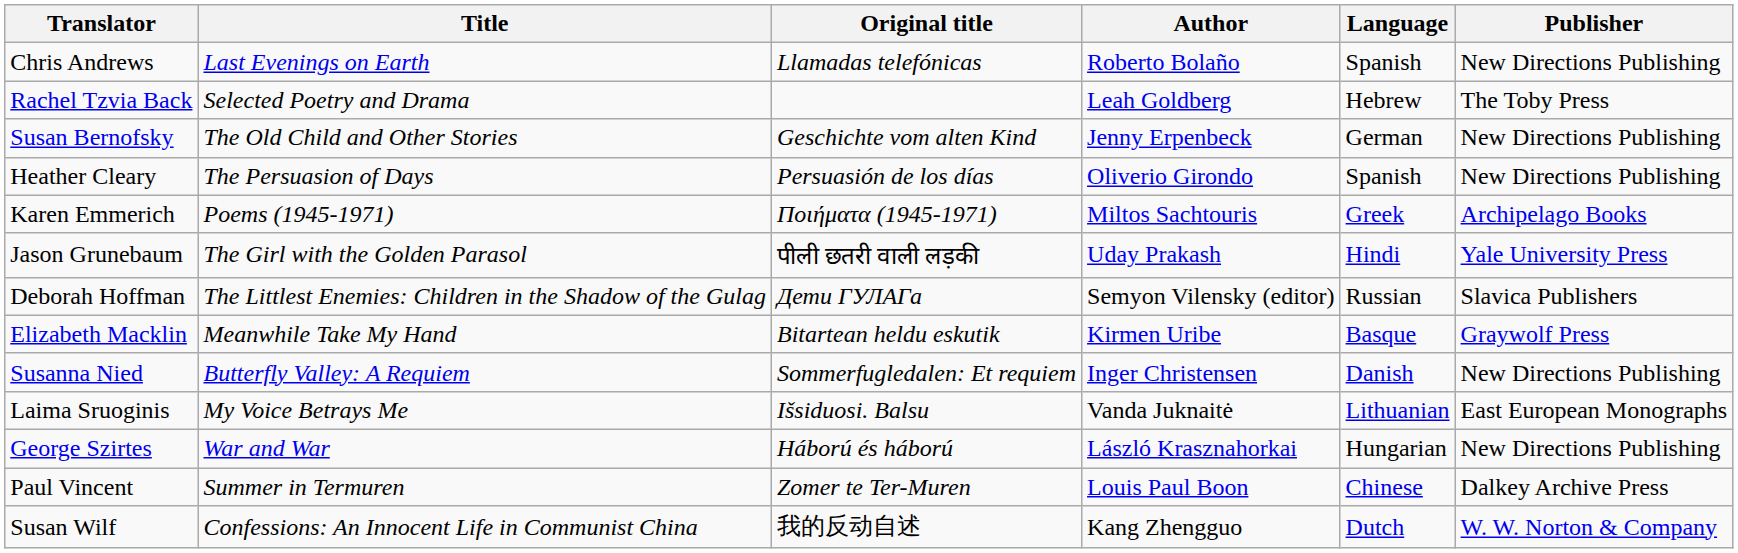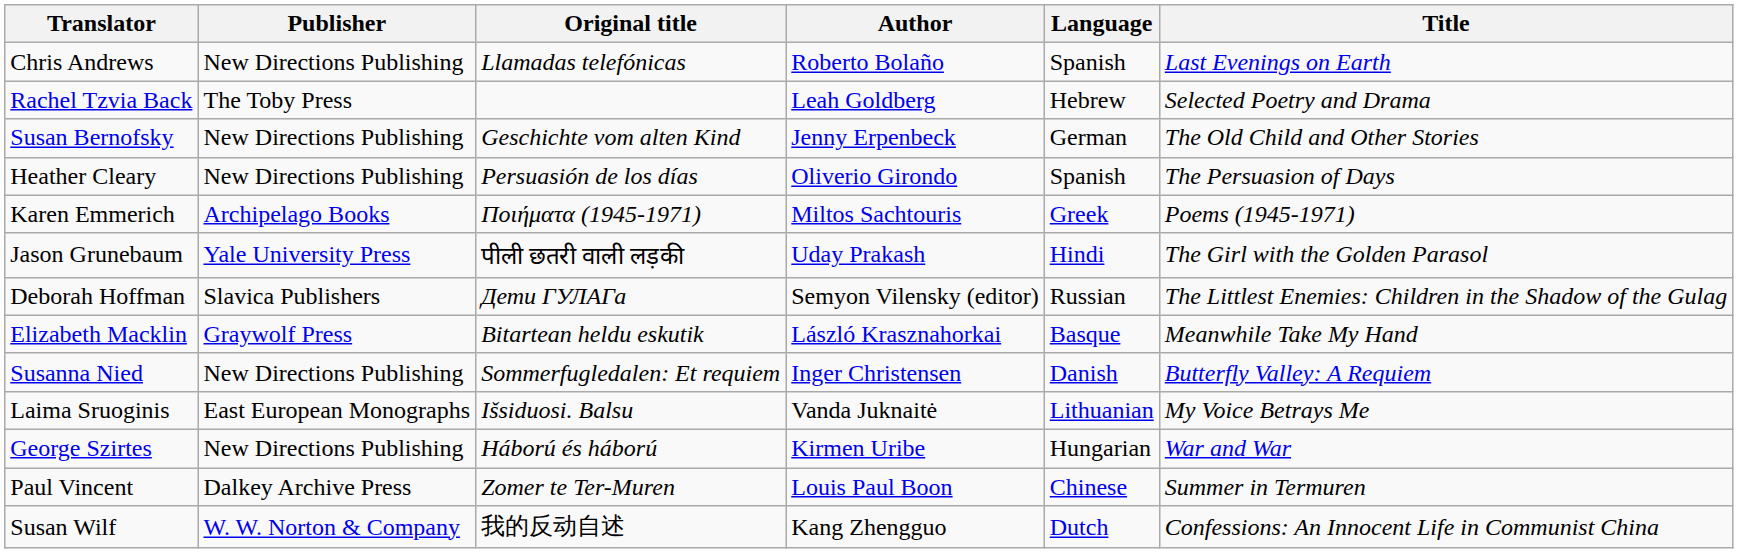columns swapped: (485, 23) <-> (1594, 23)
(1154, 334) Kirmen Uribe -> (896, 334) László Krasznahorkai
(1192, 448) László Krasznahorkai -> (858, 448) Kirmen Uribe
